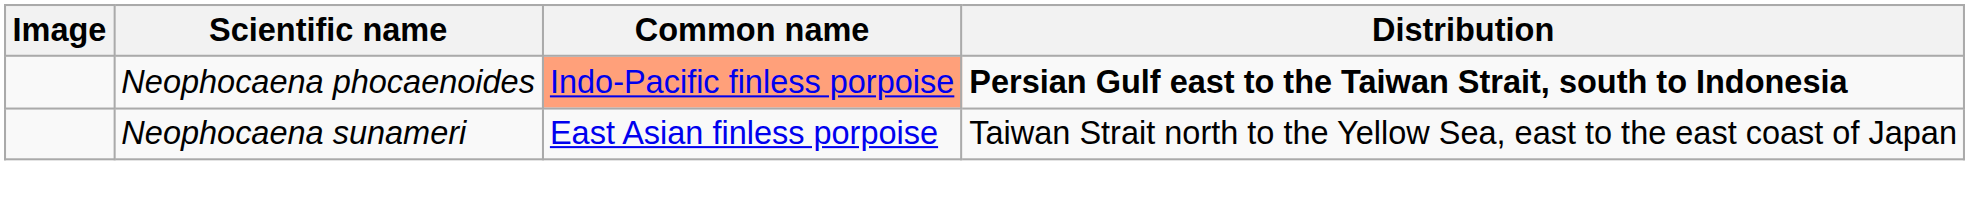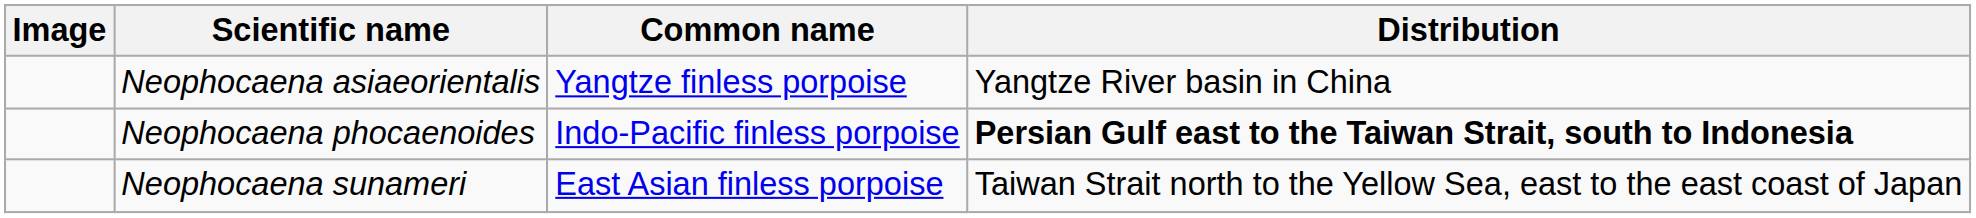+ row: (331, 81)
(752, 81) lightsalmon background -> (757, 133) no background
